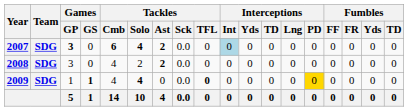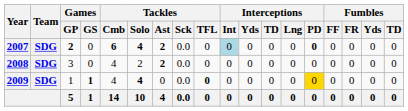(71, 47) 3 -> (71, 47) 2
(314, 47) normal -> (314, 47) bold
